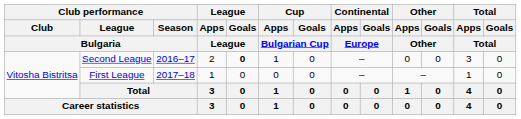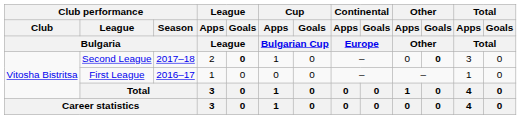(176, 59) 2016–17 -> (176, 59) 2017–18
(438, 59) normal -> (438, 59) bold
(176, 75) 2017–18 -> (176, 75) 2016–17
